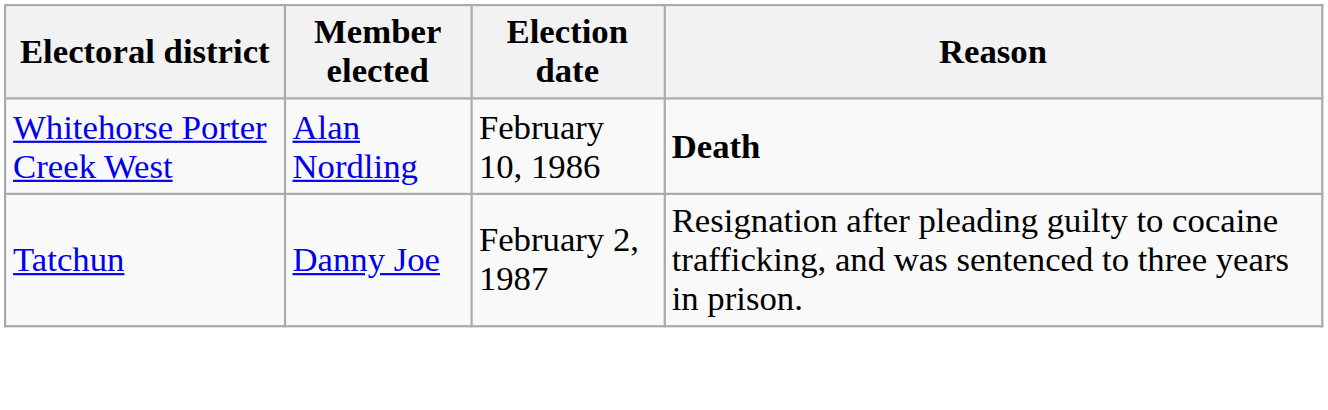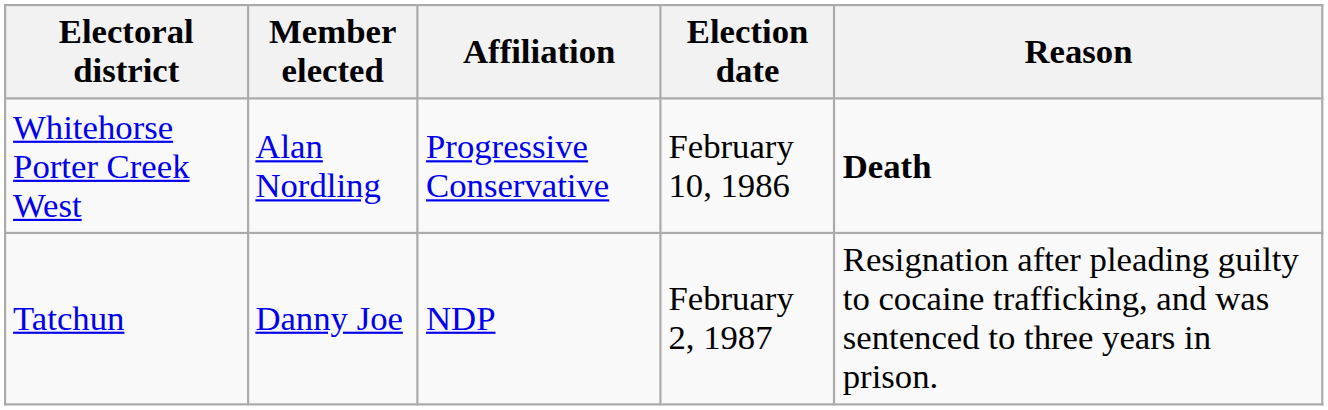+ column: (539, 51)
